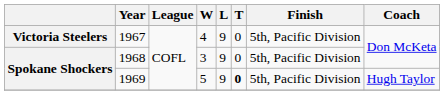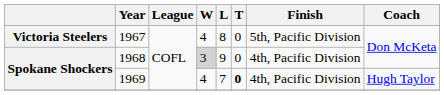(223, 36) 9 -> (223, 36) 8
(203, 57) no background -> (203, 57) lightgrey background
(305, 57) 5th, Pacific Division -> (305, 57) 4th, Pacific Division
(203, 79) 5 -> (203, 79) 4
(223, 79) 9 -> (223, 79) 7
(305, 79) 5th, Pacific Division -> (305, 79) 4th, Pacific Division
